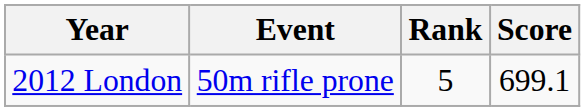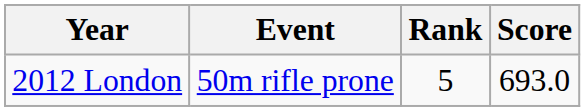(535, 79) 699.1 -> (535, 79) 693.0
